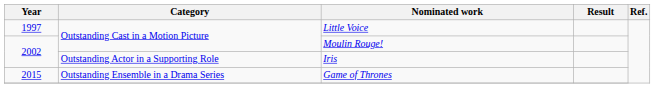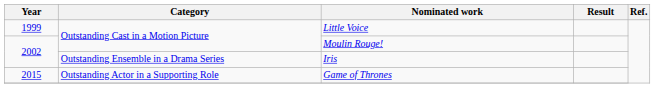(31, 28) 1997 -> (31, 28) 1999
(140, 59) Outstanding Actor in a Supporting Role -> (142, 59) Outstanding Ensemble in a Drama Series
(142, 75) Outstanding Ensemble in a Drama Series -> (140, 75) Outstanding Actor in a Supporting Role
